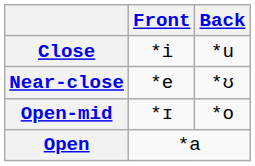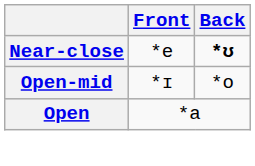- row: (67, 51)
(222, 83) normal -> (222, 51) bold
